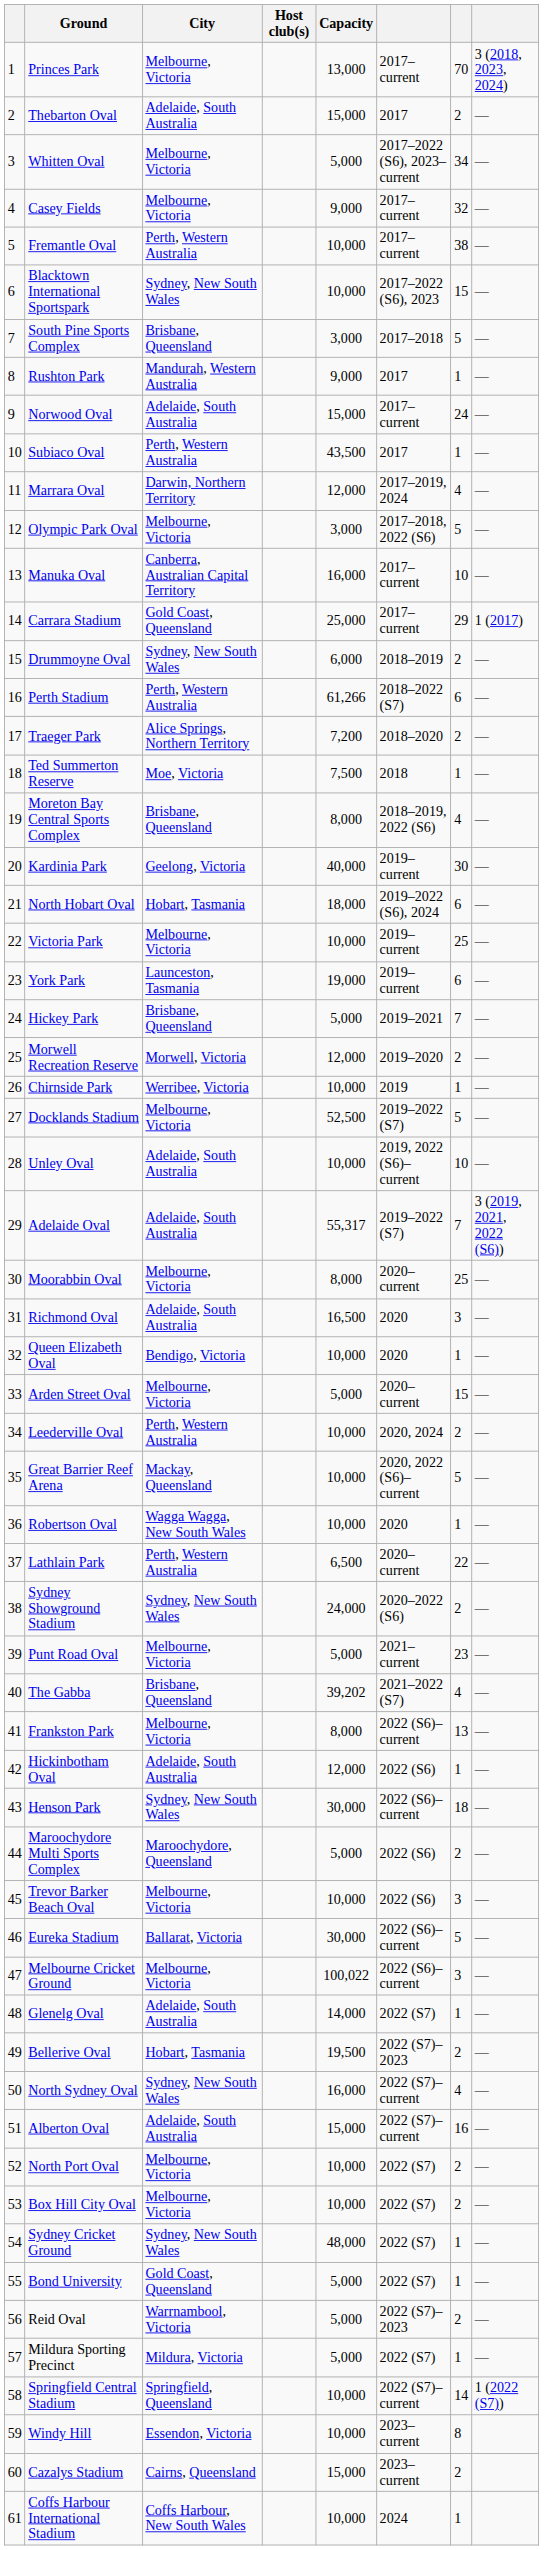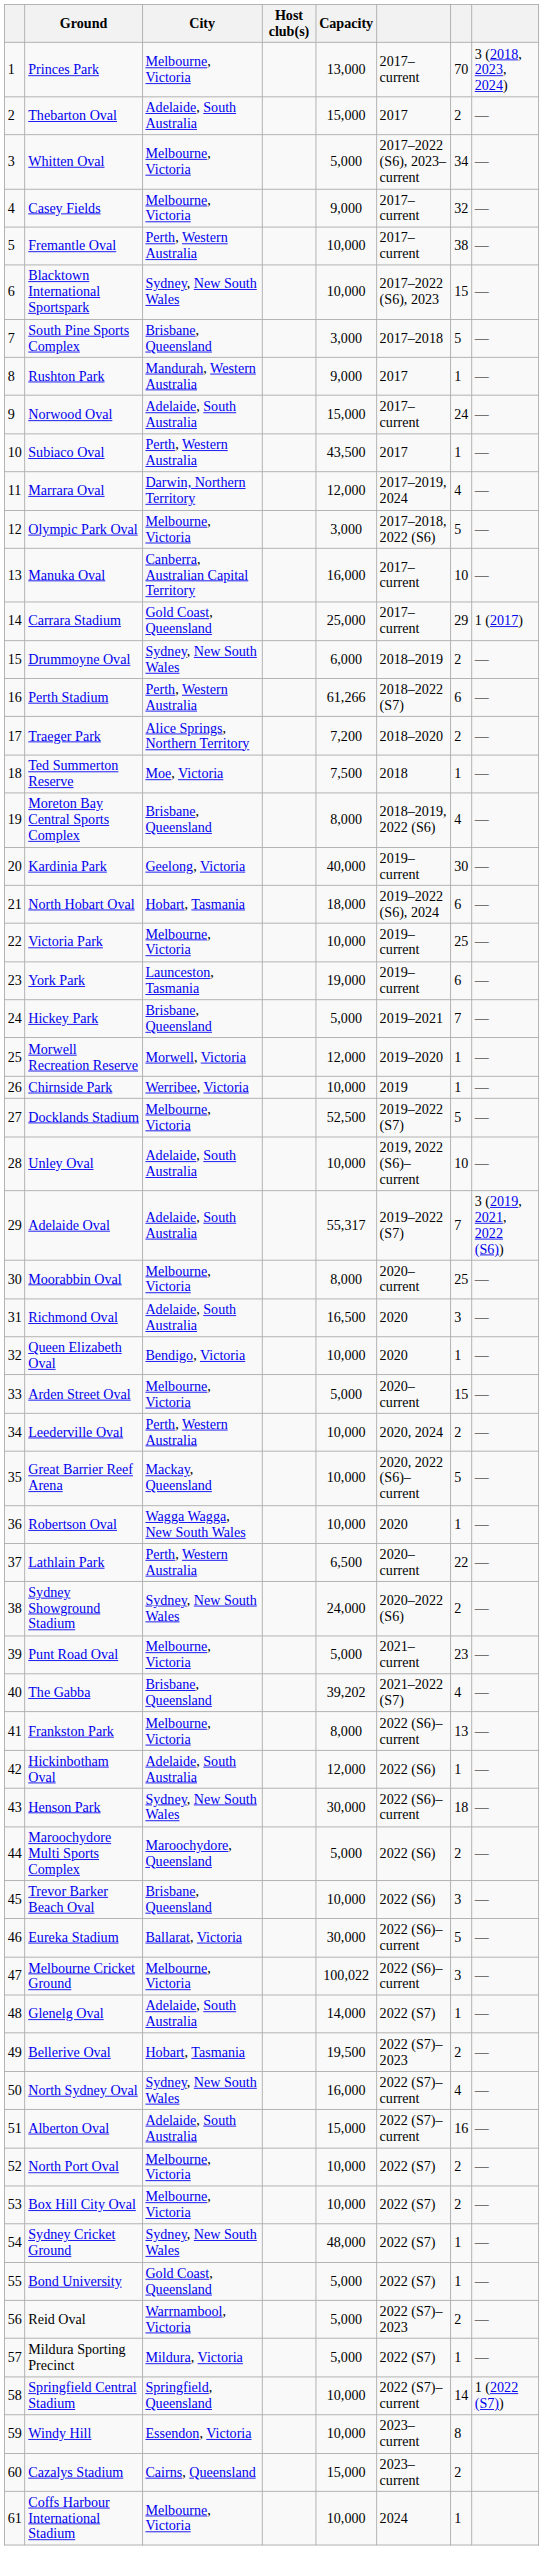(458, 1057) 2 -> (458, 1057) 1
(178, 1899) Melbourne, Victoria -> (179, 1899) Brisbane, Queensland
(196, 2518) Coffs Harbour, New South Wales -> (178, 2518) Melbourne, Victoria
